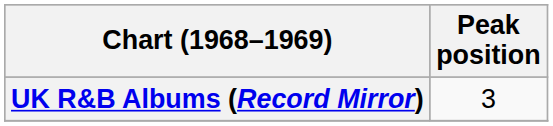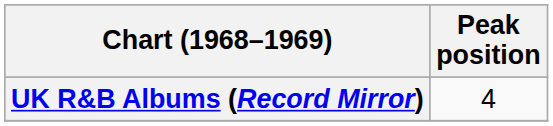(488, 98) 3 -> (488, 98) 4
